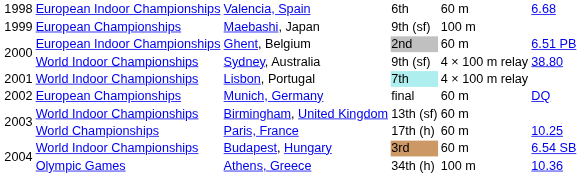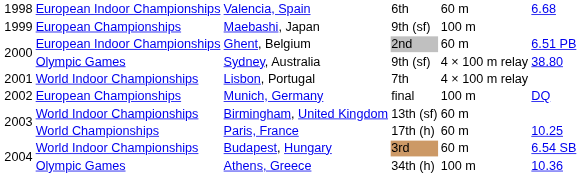(117, 61) World Indoor Championships -> (81, 61) Olympic Games
(400, 79) paleturquoise background -> (400, 79) no background
(455, 96) 60 m -> (458, 96) 100 m
